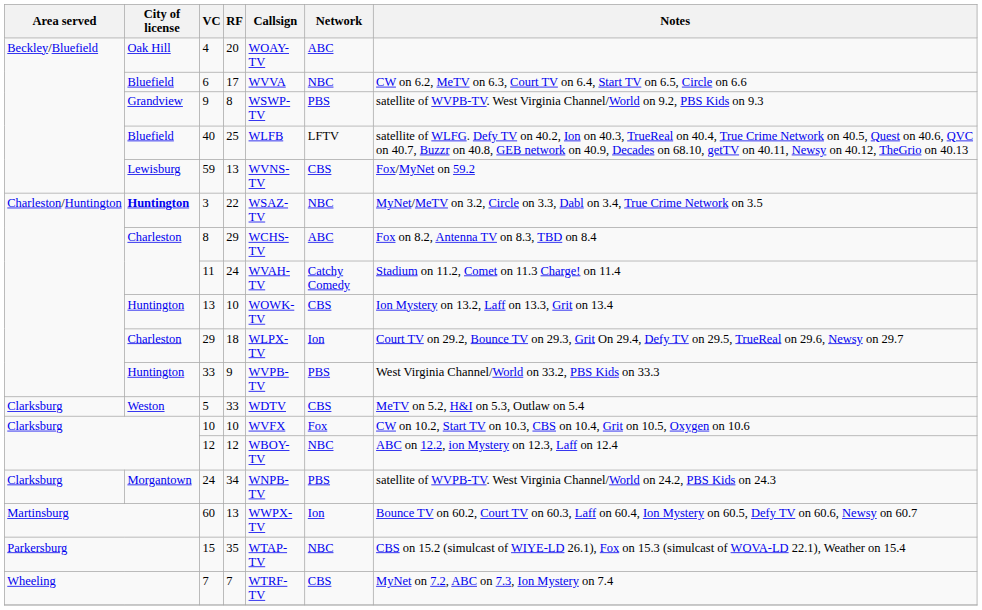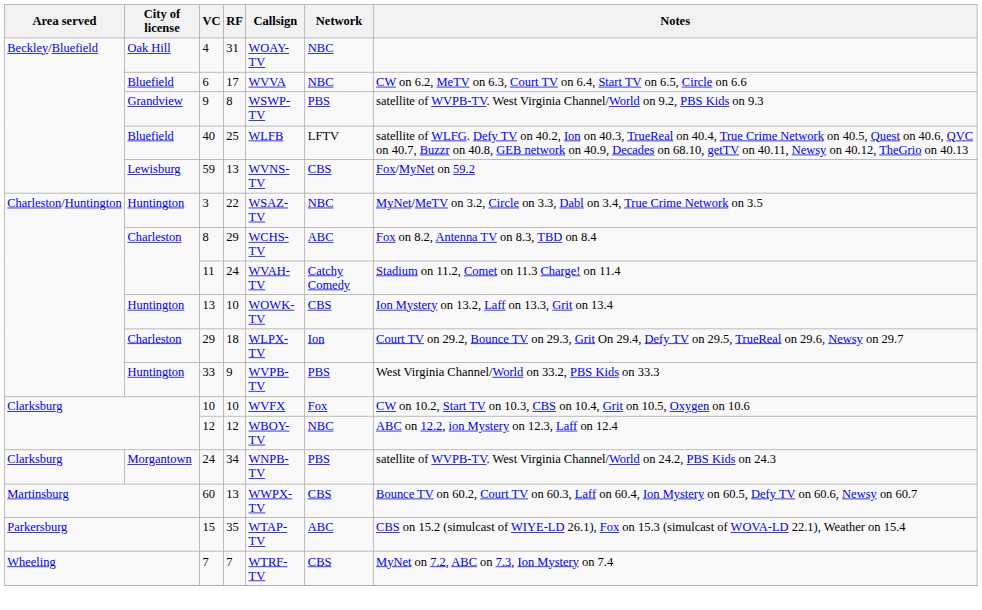(232, 48) 20 -> (232, 48) 31
(321, 48) ABC -> (321, 48) NBC
(158, 203) bold -> (156, 203) normal
- row: (206, 406)
(316, 513) Ion -> (320, 493) CBS
(321, 547) NBC -> (321, 527) ABC
